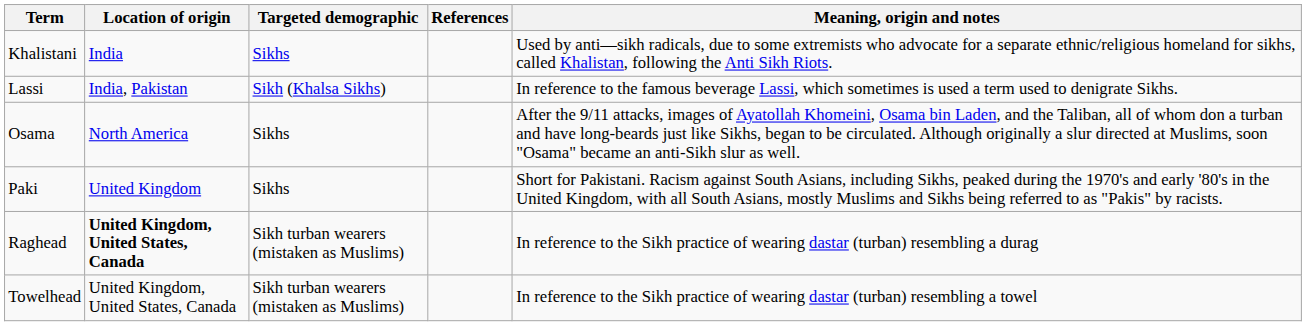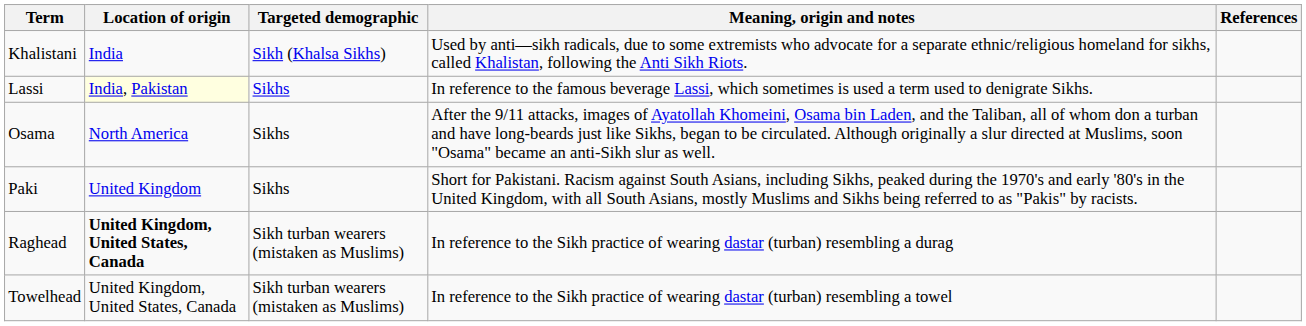columns swapped: (907, 17) <-> (470, 17)
(271, 53) Sikhs -> (319, 53) Sikh (Khalsa Sikhs)
(138, 89) no background -> (138, 89) lightyellow background
(319, 89) Sikh (Khalsa Sikhs) -> (271, 89) Sikhs
